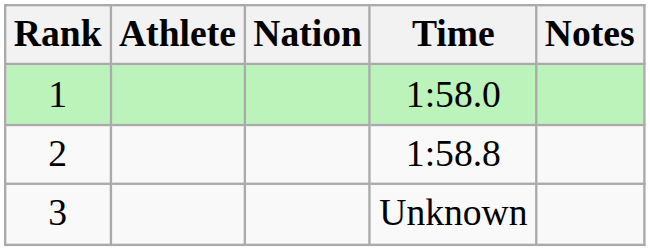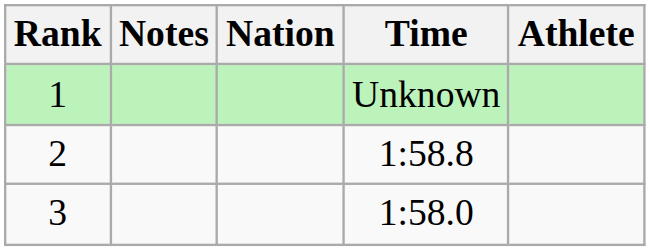columns swapped: (177, 34) <-> (590, 34)
(453, 93) 1:58.0 -> (426, 93) Unknown
(453, 213) Unknown -> (426, 213) 1:58.0
